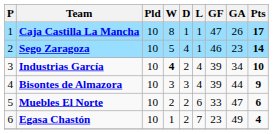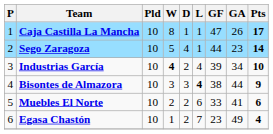(216, 48) 46 -> (216, 48) 44
(199, 84) normal -> (199, 84) bold
(216, 84) 39 -> (216, 84) 38
(237, 102) 47 -> (237, 102) 41
